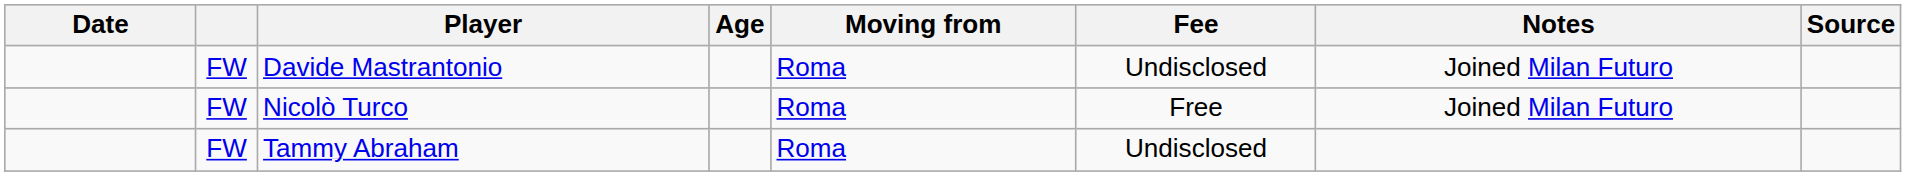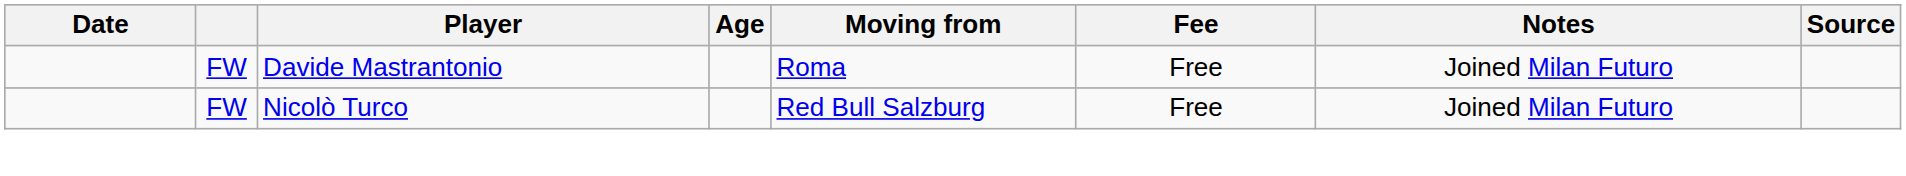(1196, 66) Undisclosed -> (1196, 66) Free
(811, 107) Roma -> (881, 107) Red Bull Salzburg
- row: (361, 149)
